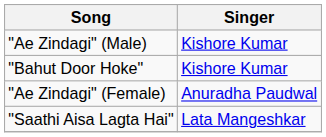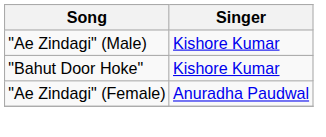- row: (91, 119)
